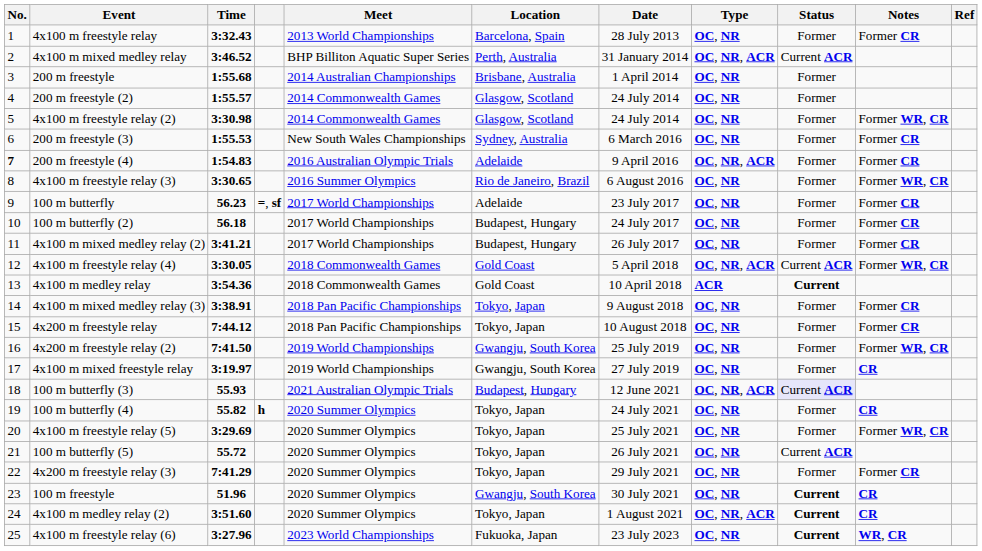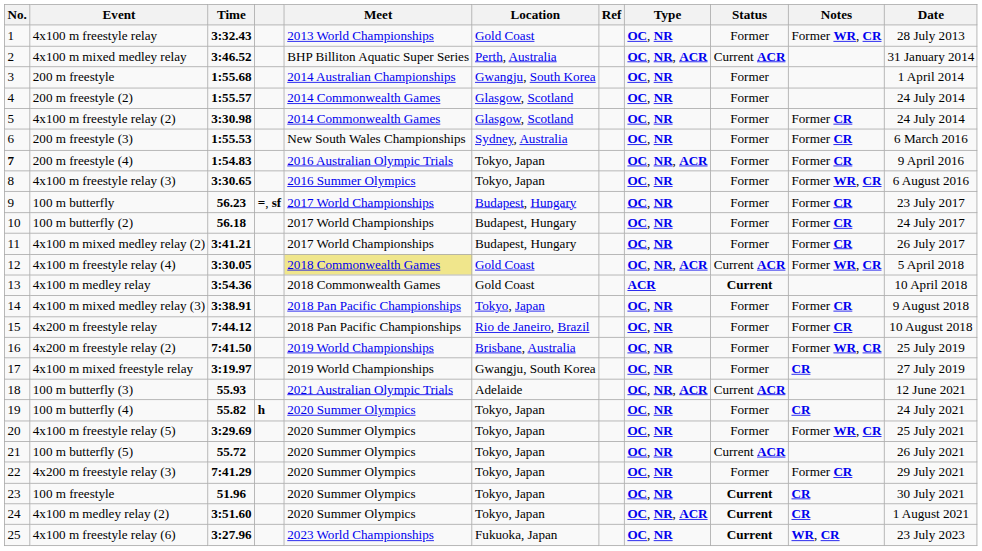columns swapped: (645, 14) <-> (964, 14)
(520, 35) Barcelona, Spain -> (505, 35) Gold Coast
(889, 35) Former CR -> (836, 35) Former WR, CR
(525, 77) Brisbane, Australia -> (535, 77) Gwangju, South Korea
(904, 118) Former WR, CR -> (822, 118) Former CR
(499, 160) Adelaide -> (510, 160) Tokyo, Japan
(532, 181) Rio de Janeiro, Brazil -> (510, 181) Tokyo, Japan
(499, 202) Adelaide -> (526, 202) Budapest, Hungary
(364, 264) no background -> (364, 264) khaki background
(510, 327) Tokyo, Japan -> (532, 327) Rio de Janeiro, Brazil
(535, 347) Gwangju, South Korea -> (525, 347) Brisbane, Australia
(526, 389) Budapest, Hungary -> (499, 389) Adelaide
(817, 389) lavender background -> (750, 389) no background
(535, 493) Gwangju, South Korea -> (510, 493) Tokyo, Japan
